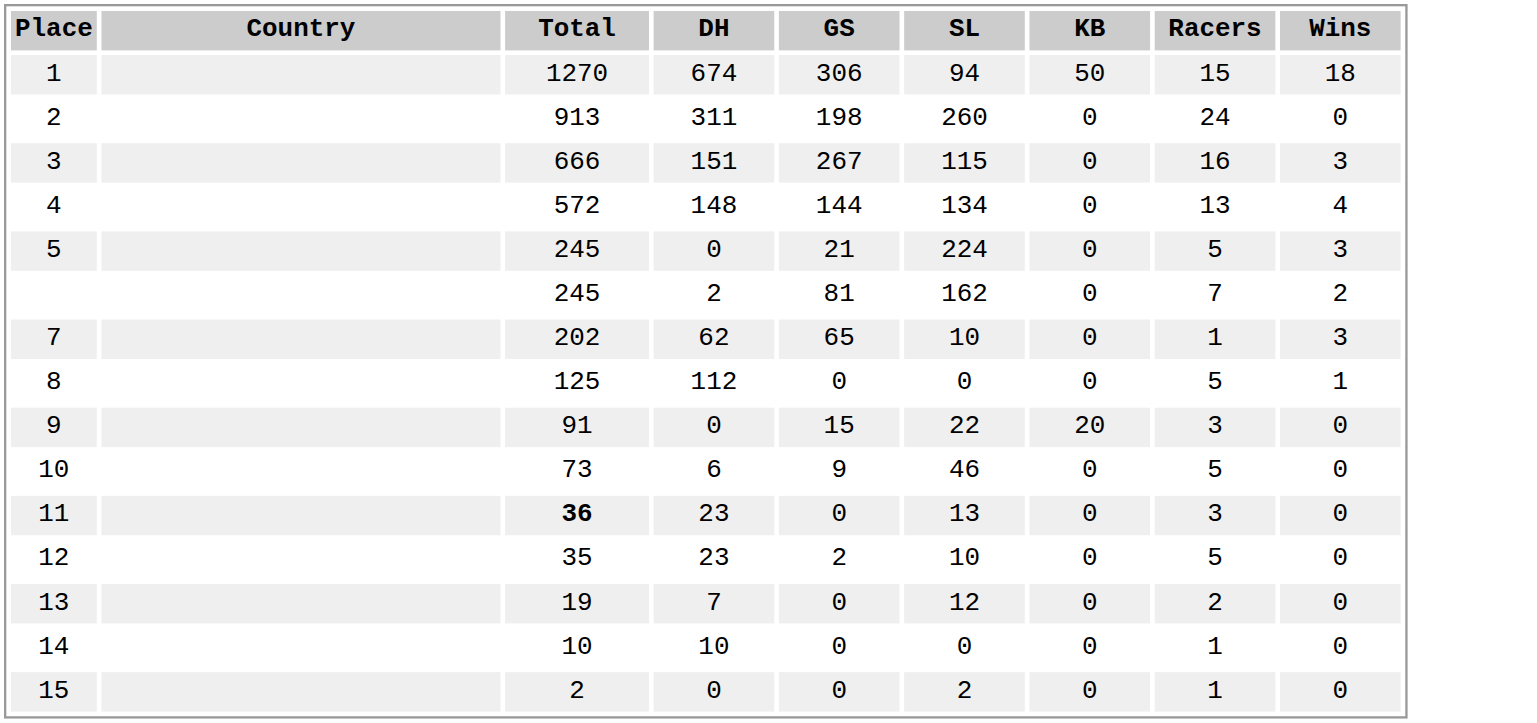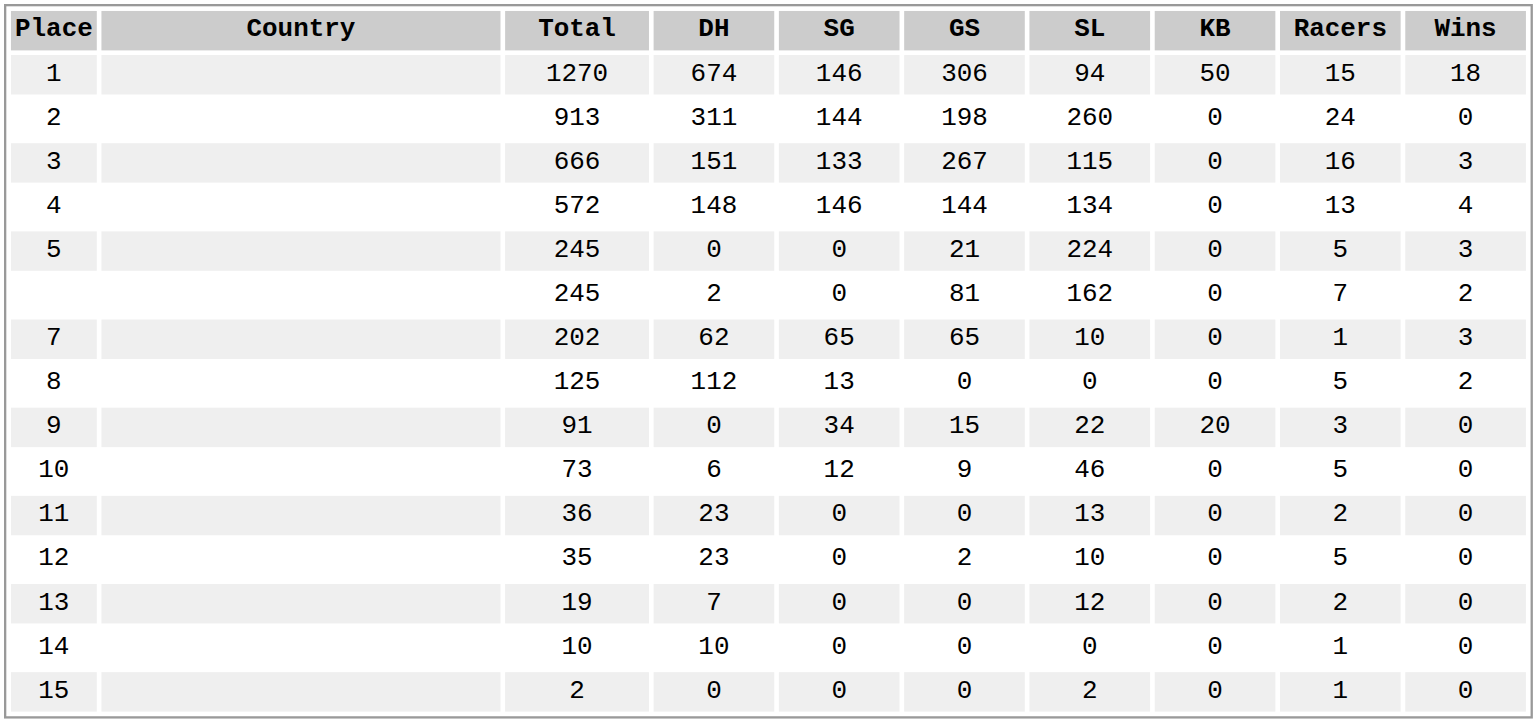+ column: (839, 30)
(1340, 382) 1 -> (1466, 382) 2
(577, 514) bold -> (577, 514) normal
(1215, 514) 3 -> (1340, 514) 2
